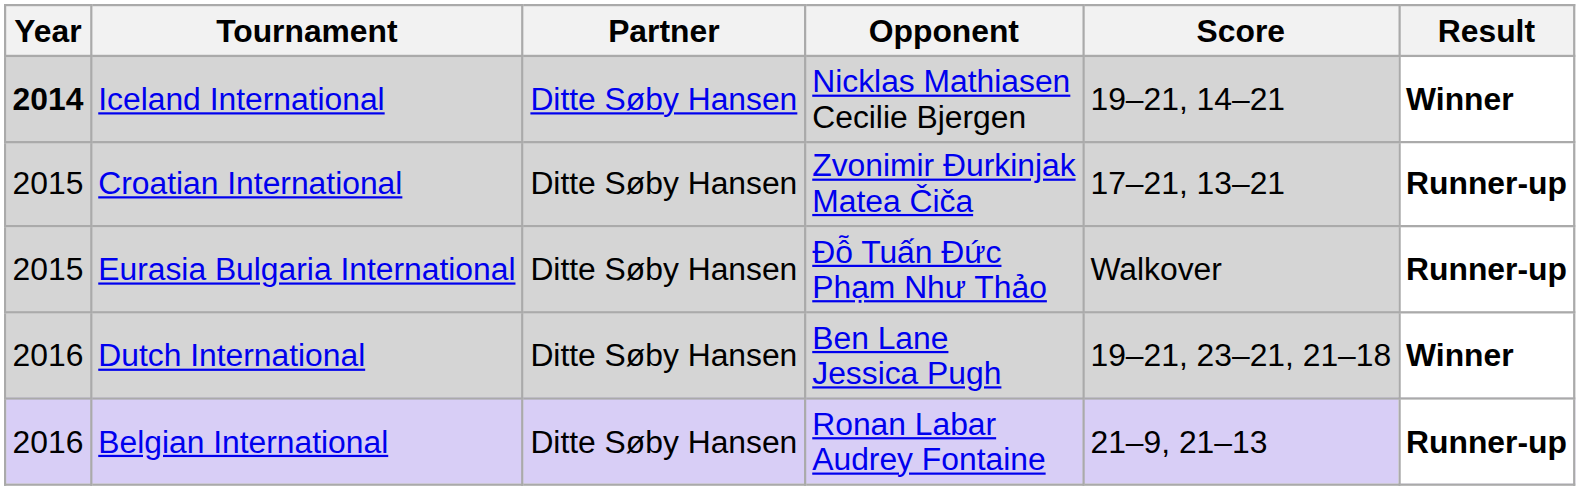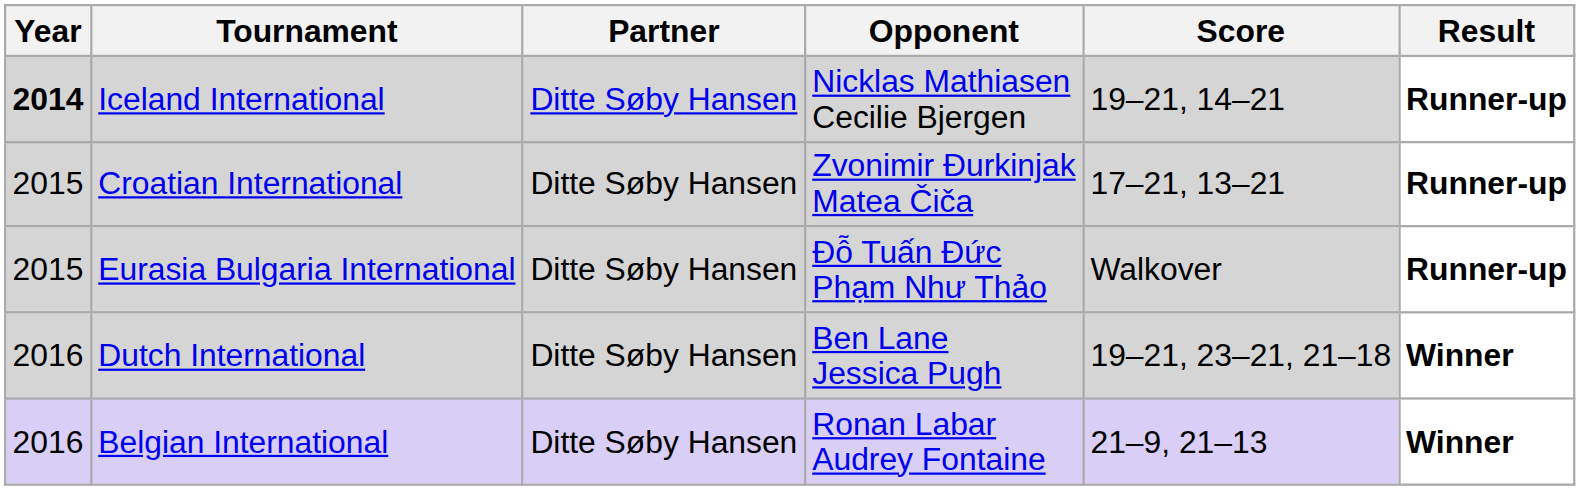(1460, 99) Winner -> (1486, 99) Runner-up
(1486, 441) Runner-up -> (1460, 441) Winner
